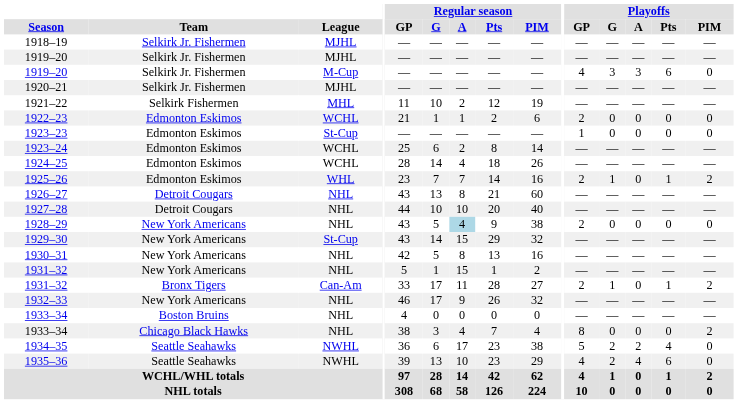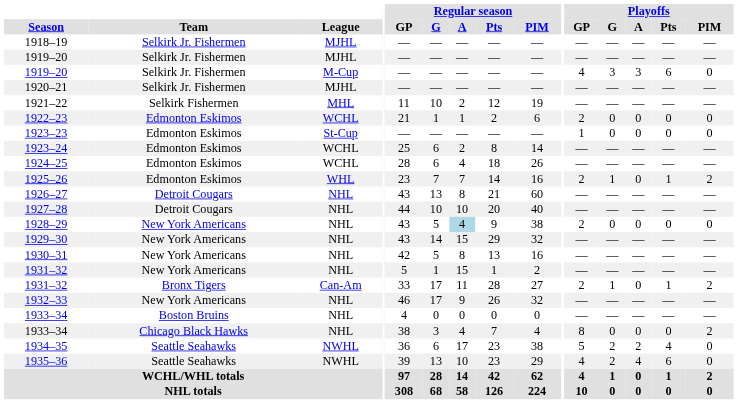(436, 163) 14 -> (436, 163) 6
(341, 239) St-Cup -> (341, 239) NHL
